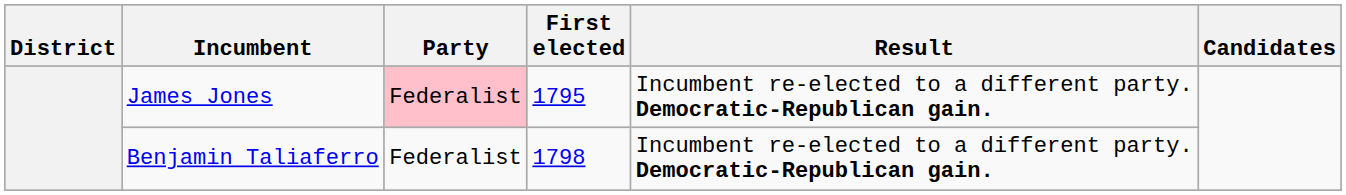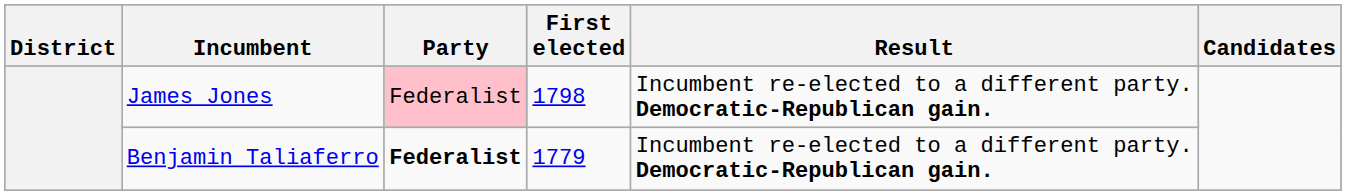(559, 97) 1795 -> (559, 97) 1798
(456, 159) normal -> (456, 159) bold
(559, 159) 1798 -> (559, 159) 1779
